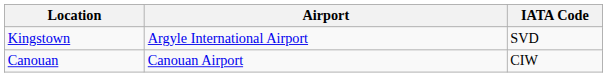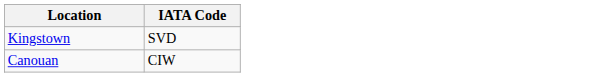- column: (326, 15)
